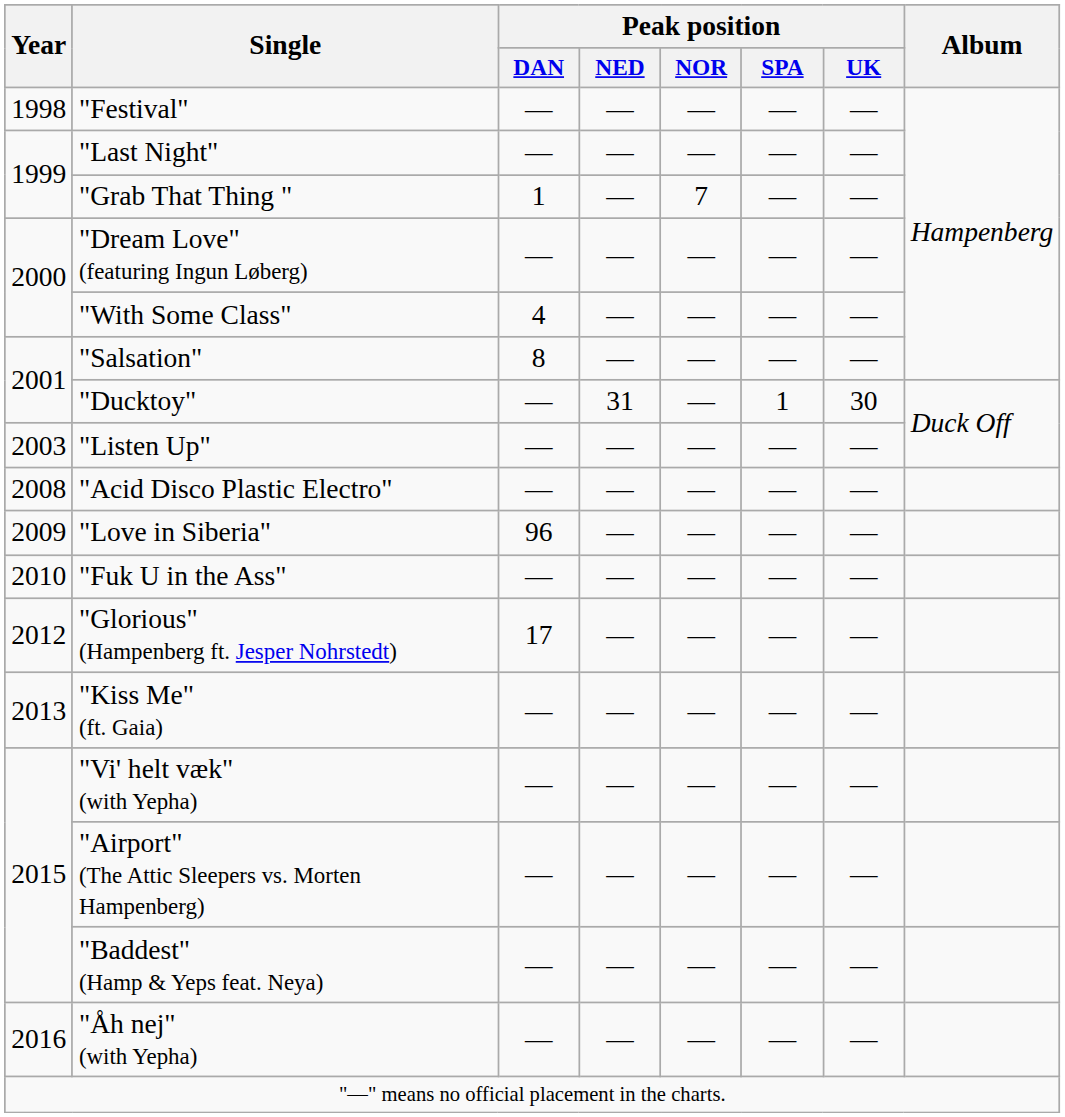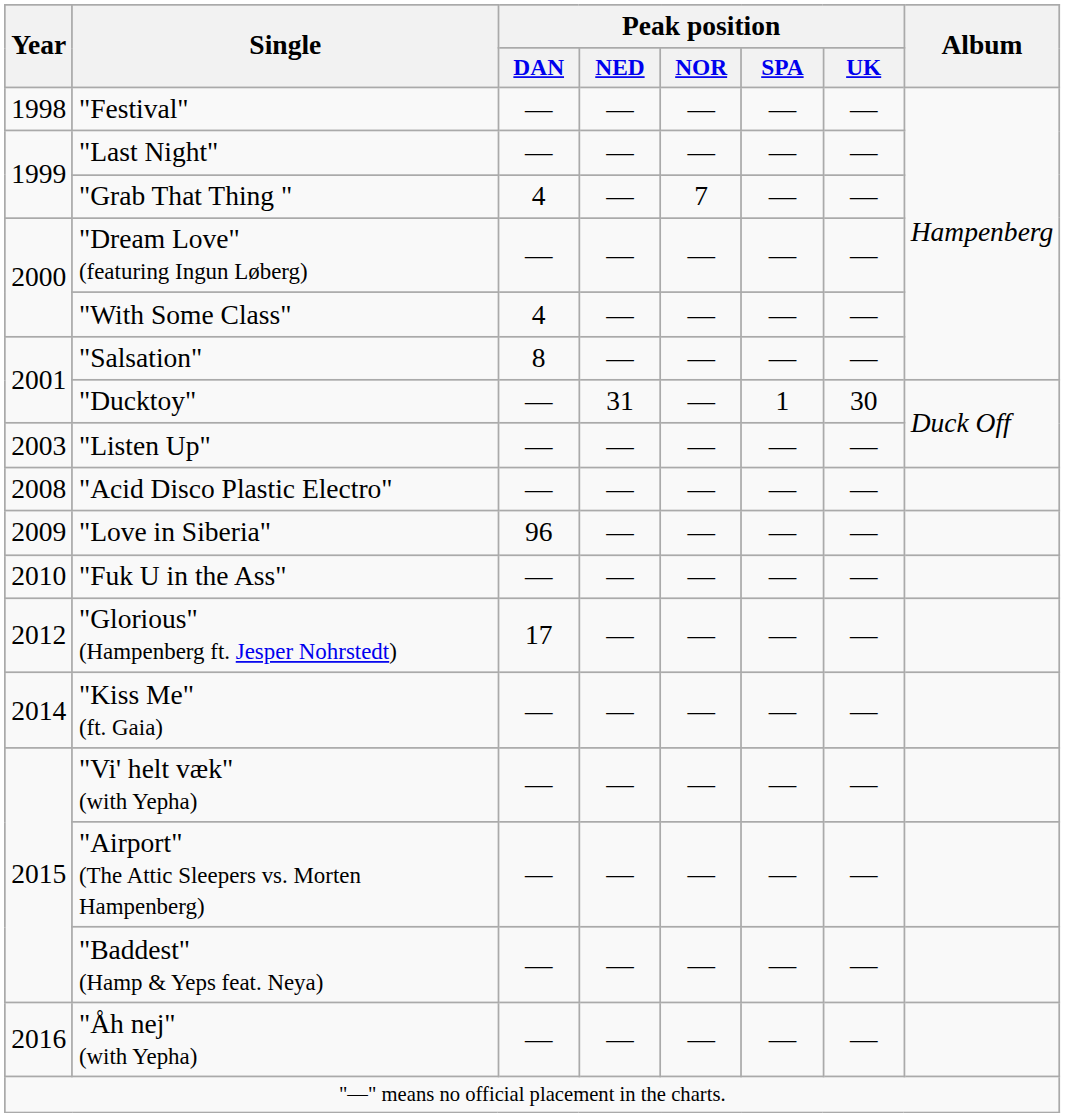(539, 195) 1 -> (539, 195) 4
(39, 709) 2013 -> (39, 709) 2014
